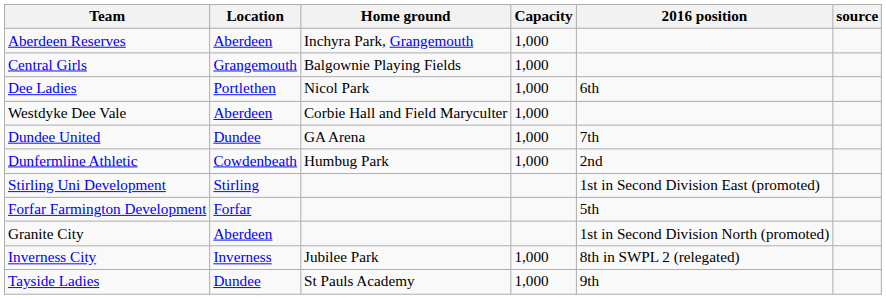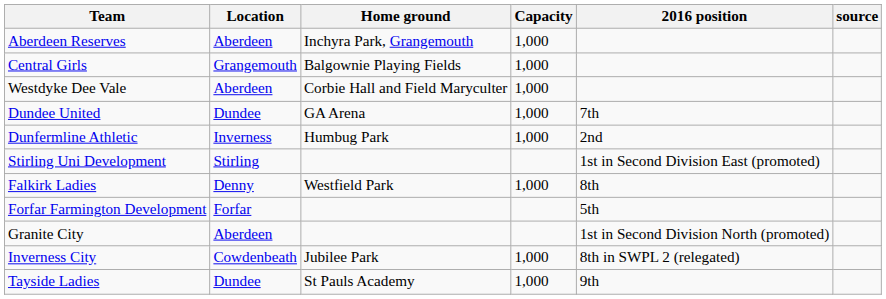- row: (42, 88)
(255, 161) Cowdenbeath -> (243, 137) Inverness
+ row: (52, 185)
(243, 257) Inverness -> (255, 257) Cowdenbeath
